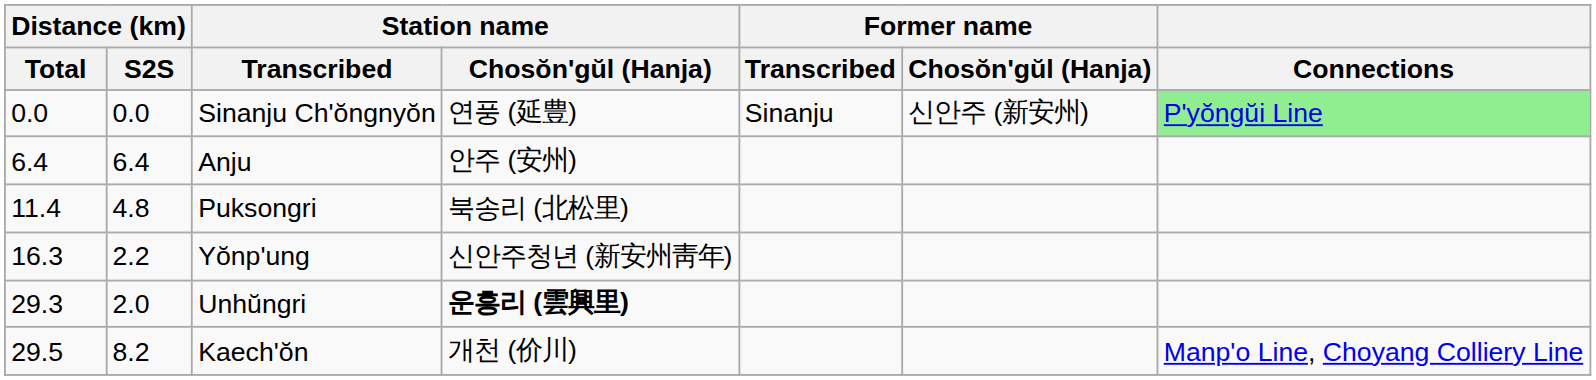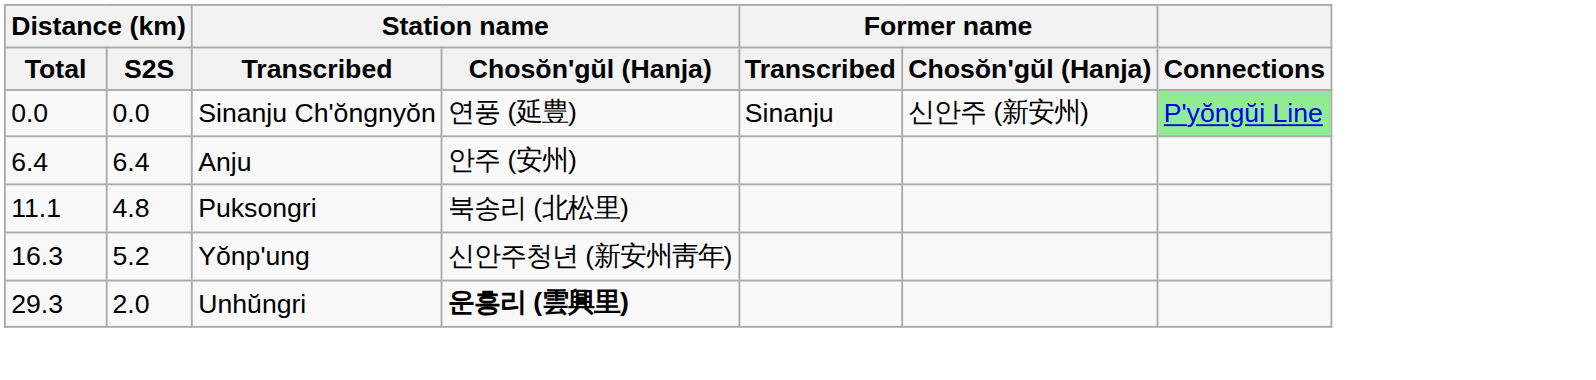(36, 209) 11.4 -> (36, 209) 11.1
(131, 256) 2.2 -> (131, 256) 5.2
- row: (253, 351)
